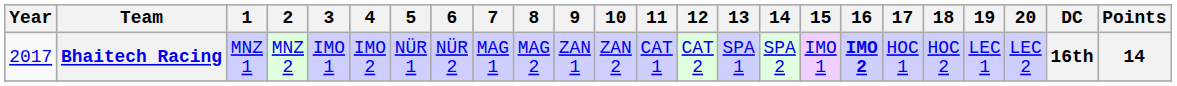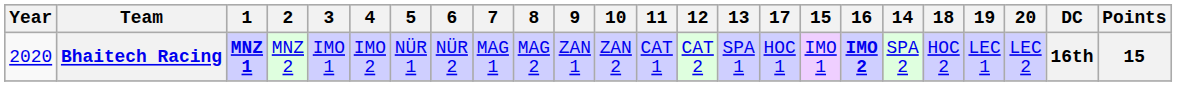columns swapped: (780, 19) <-> (903, 19)
(31, 57) 2017 -> (31, 57) 2020
(247, 57) normal -> (247, 57) bold
(1134, 57) 14 -> (1134, 57) 15
